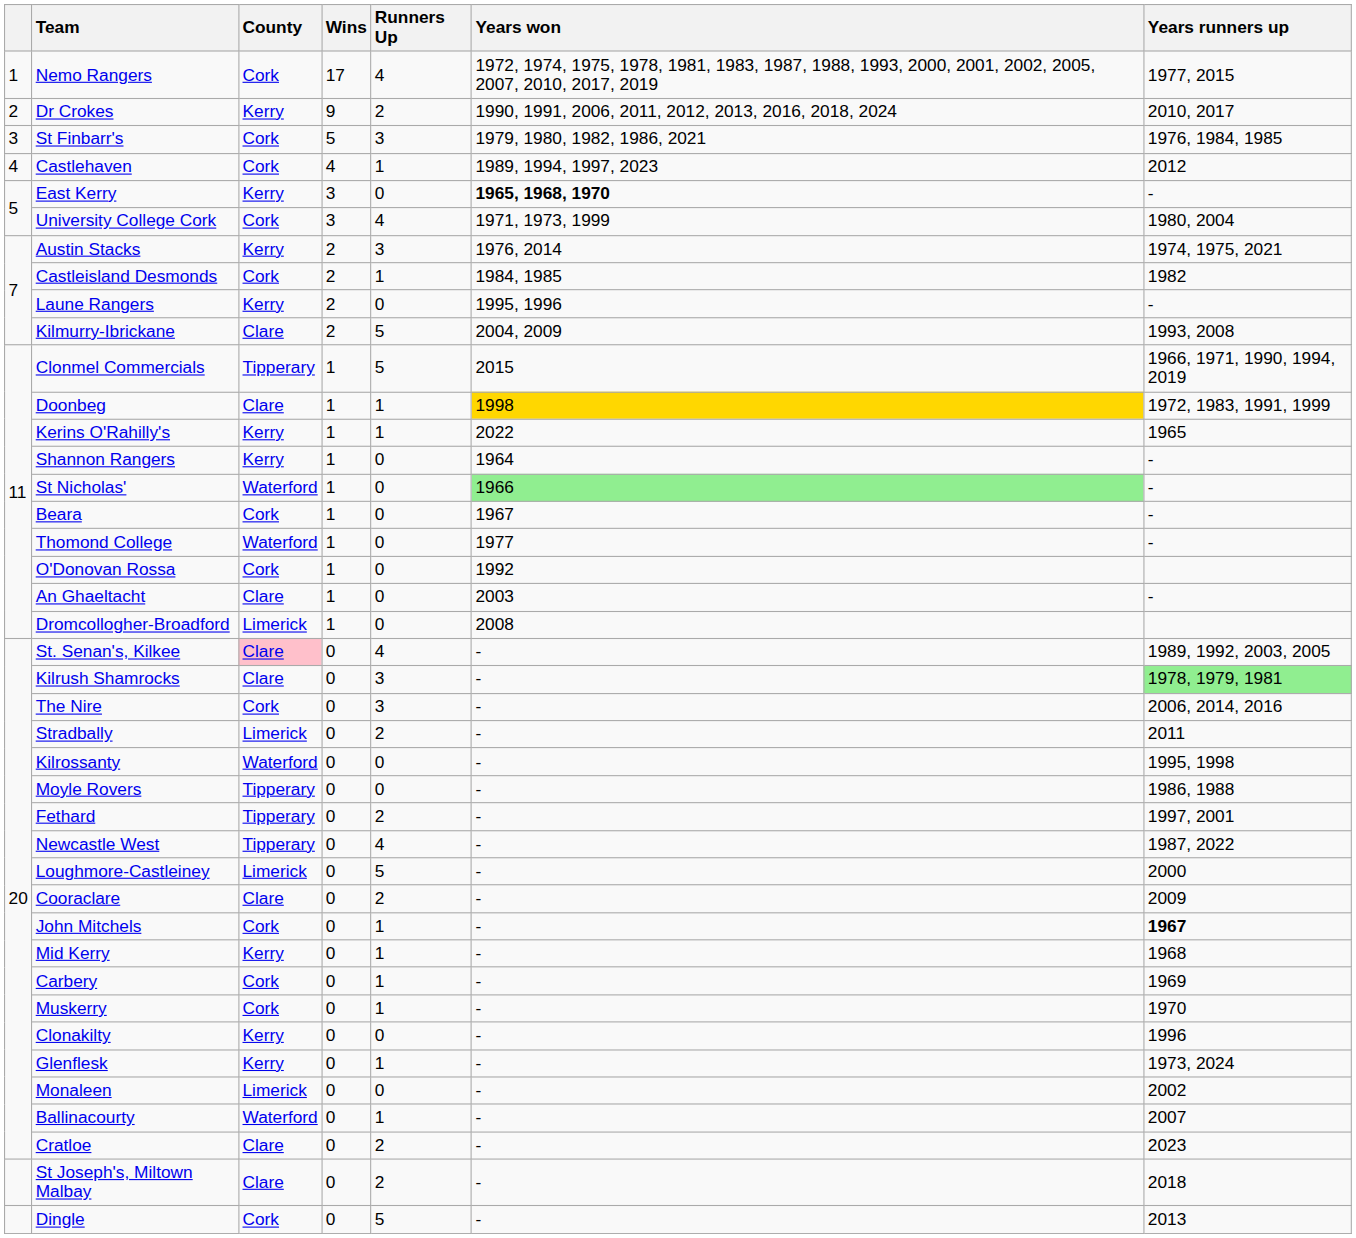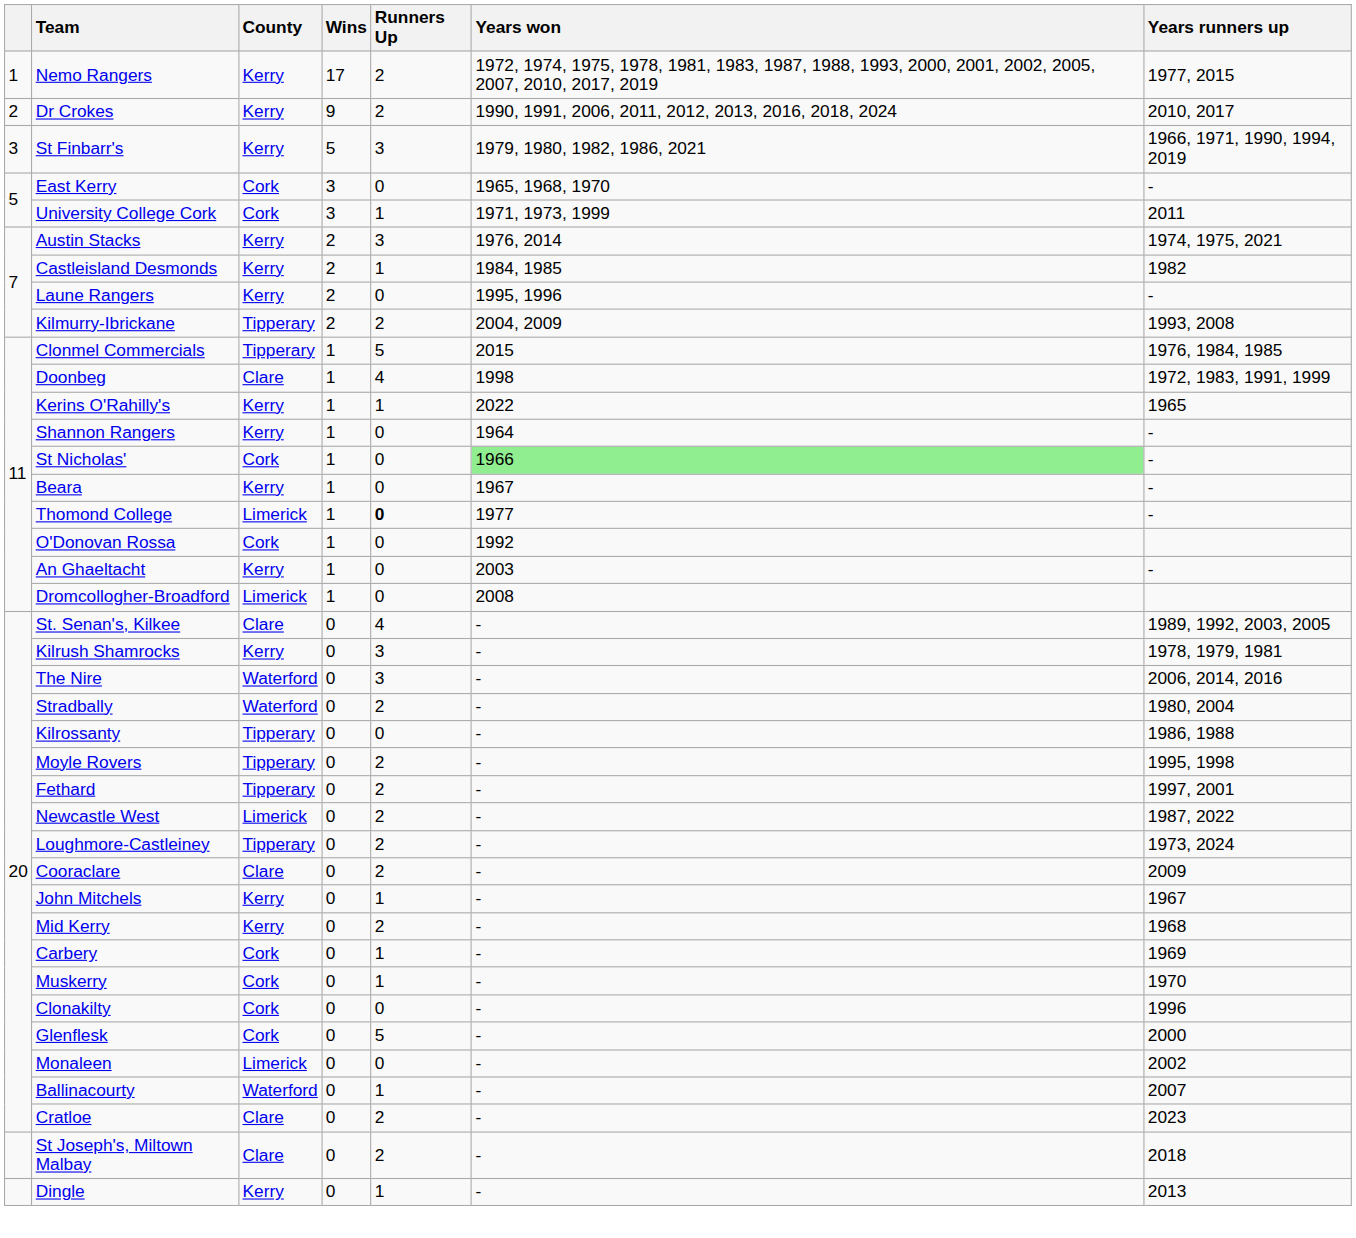(261, 74) Cork -> (263, 74) Kerry
(380, 74) 4 -> (380, 74) 2
(261, 139) Cork -> (263, 149) Kerry
(1215, 139) 1976, 1984, 1985 -> (1242, 149) 1966, 1971, 1990, 1994, 2019
- row: (84, 166)
(263, 194) Kerry -> (261, 186) Cork
(543, 194) bold -> (543, 186) normal
(380, 221) 4 -> (380, 213) 1
(1191, 221) 1980, 2004 -> (1166, 213) 2011
(261, 276) Cork -> (263, 268) Kerry
(263, 331) Clare -> (279, 323) Tipperary
(380, 331) 5 -> (380, 323) 2
(1242, 368) 1966, 1971, 1990, 1994, 2019 -> (1215, 350) 1976, 1984, 1985
(380, 405) 1 -> (380, 377) 4
(495, 405) gold background -> (495, 377) no background
(280, 487) Waterford -> (261, 460) Cork
(261, 515) Cork -> (263, 487) Kerry
(280, 542) Waterford -> (275, 515) Limerick
(380, 542) normal -> (380, 515) bold
(263, 597) Clare -> (263, 569) Kerry
(263, 652) pink background -> (263, 624) no background
(263, 679) Clare -> (263, 652) Kerry
(1215, 679) lightgreen background -> (1215, 652) no background
(261, 706) Cork -> (280, 679) Waterford
(275, 734) Limerick -> (280, 706) Waterford
(1166, 734) 2011 -> (1191, 706) 1980, 2004
(280, 761) Waterford -> (279, 734) Tipperary
(1191, 761) 1995, 1998 -> (1191, 734) 1986, 1988
(380, 789) 0 -> (380, 761) 2
(1191, 789) 1986, 1988 -> (1191, 761) 1995, 1998
(279, 843) Tipperary -> (275, 816) Limerick
(380, 843) 4 -> (380, 816) 2
(275, 871) Limerick -> (279, 843) Tipperary
(380, 871) 5 -> (380, 843) 2
(1167, 871) 2000 -> (1191, 843) 1973, 2024
(261, 926) Cork -> (263, 898) Kerry
(1167, 926) bold -> (1167, 898) normal
(380, 953) 1 -> (380, 926) 2
(263, 1035) Kerry -> (261, 1008) Cork
(263, 1063) Kerry -> (261, 1035) Cork
(380, 1063) 1 -> (380, 1035) 5
(1191, 1063) 1973, 2024 -> (1167, 1035) 2000
(261, 1219) Cork -> (263, 1192) Kerry
(380, 1219) 5 -> (380, 1192) 1
